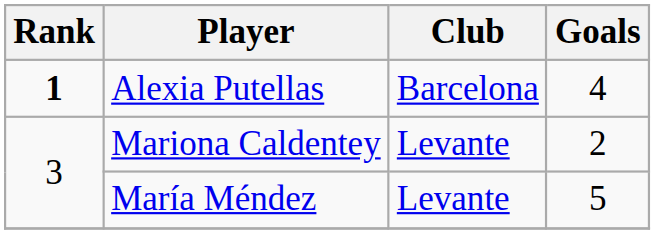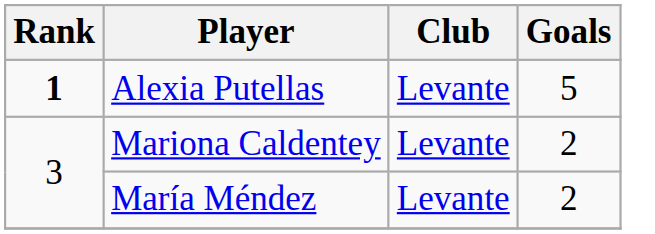(468, 87) Barcelona -> (453, 87) Levante
(598, 87) 4 -> (569, 87) 5
(598, 198) 5 -> (569, 198) 2
